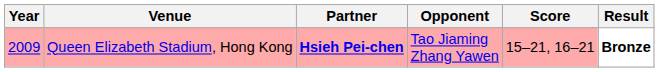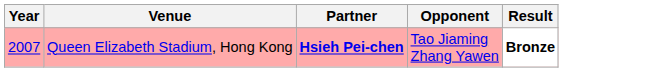- column: (550, 16)
(24, 47) 2009 -> (24, 47) 2007
